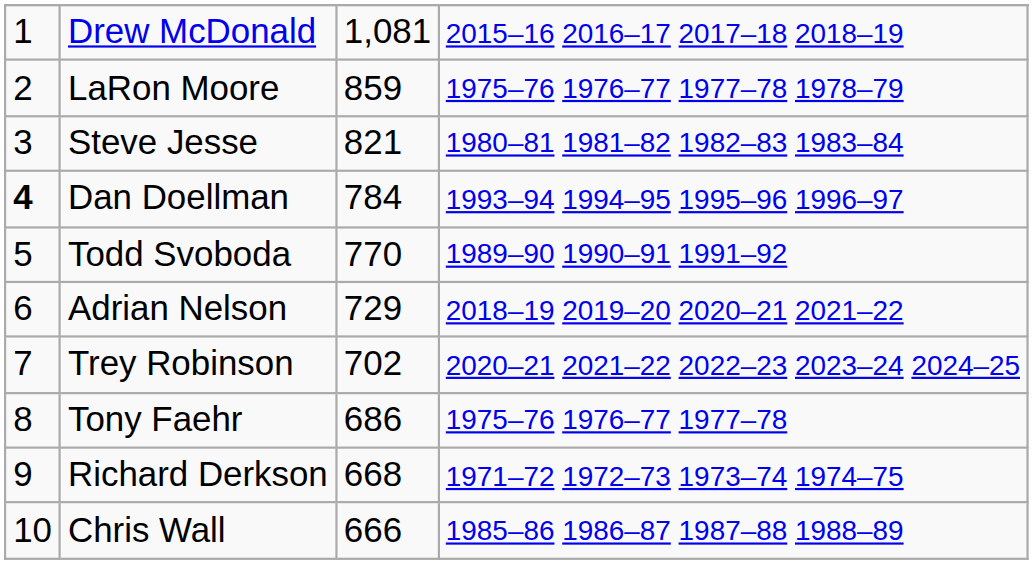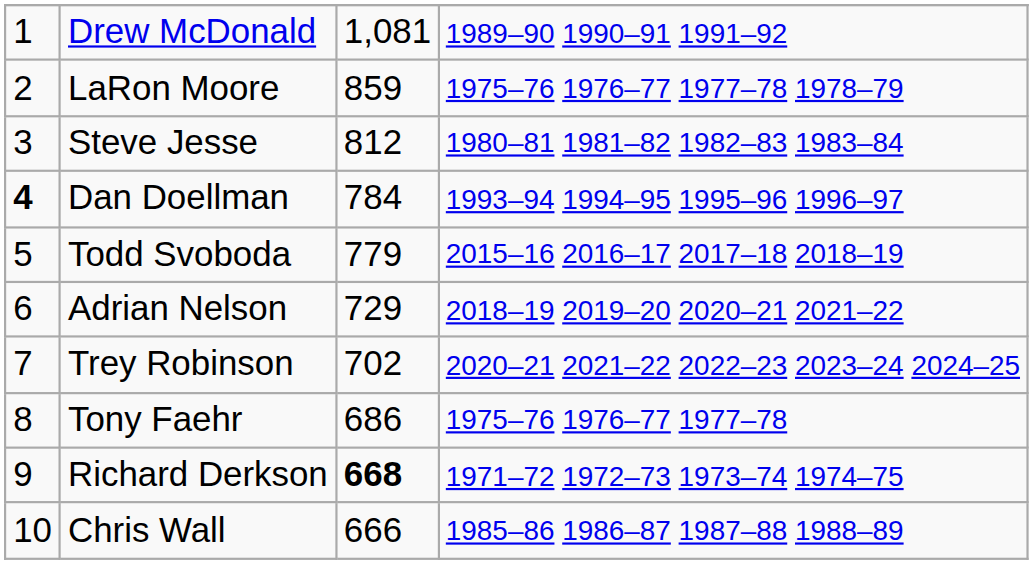(675, 33) 2015–16 2016–17 2017–18 2018–19 -> (617, 33) 1989–90 1990–91 1991–92
(373, 142) 821 -> (373, 142) 812
(373, 253) 770 -> (373, 253) 779
(617, 254) 1989–90 1990–91 1991–92 -> (675, 254) 2015–16 2016–17 2017–18 2018–19
(373, 474) normal -> (373, 474) bold
